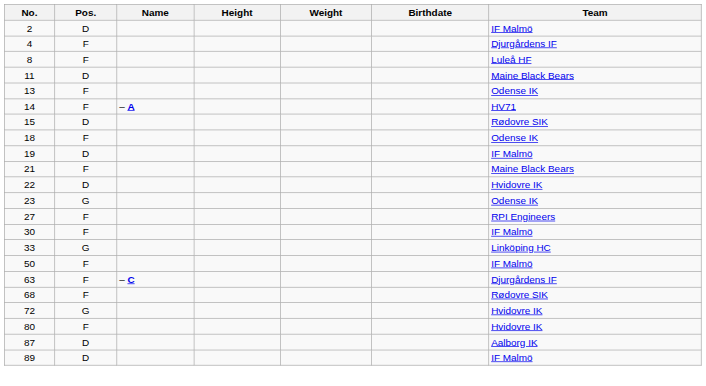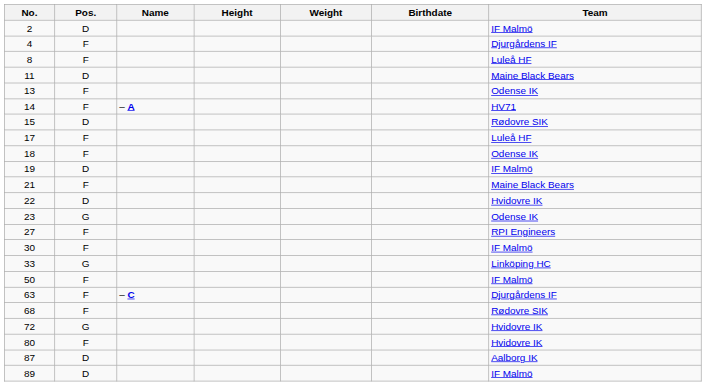+ row: (29, 138)
